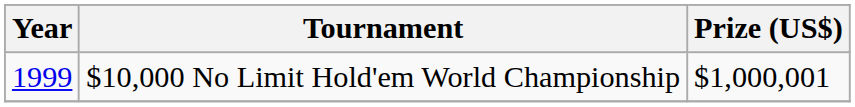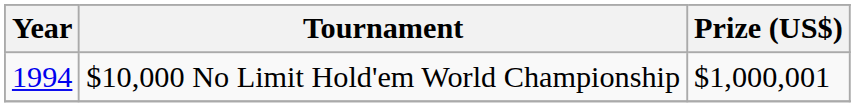(42, 76) 1999 -> (42, 76) 1994
